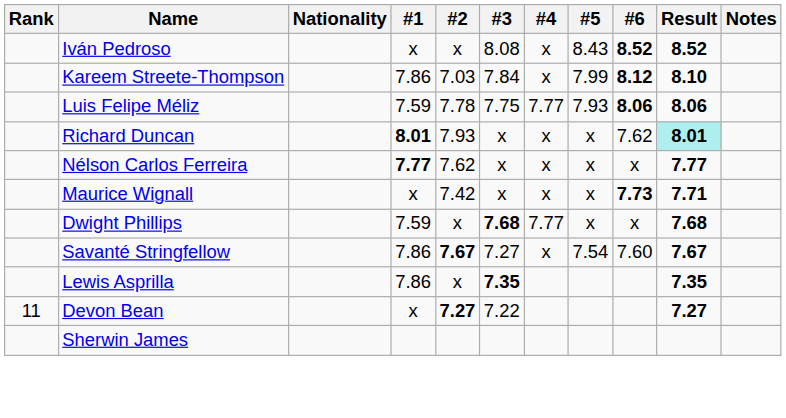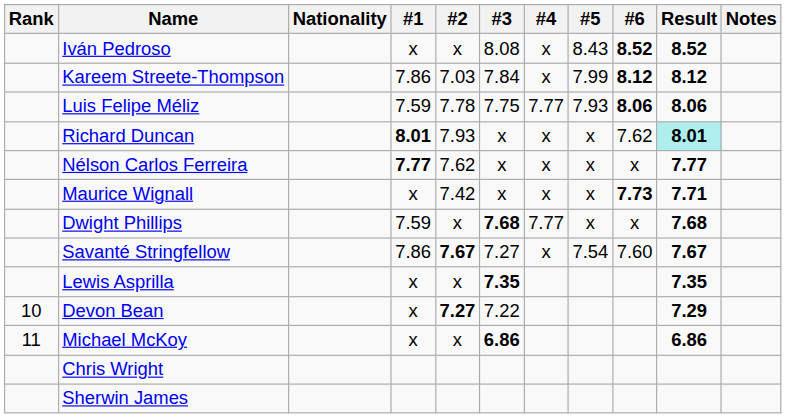(689, 77) 8.10 -> (689, 77) 8.12
(413, 281) 7.86 -> (413, 281) x
(31, 310) 11 -> (31, 310) 10
(689, 310) 7.27 -> (689, 310) 7.29
+ row: (125, 340)
+ row: (113, 369)
